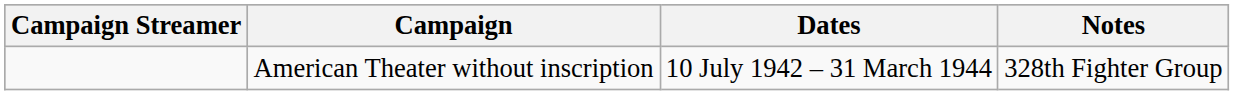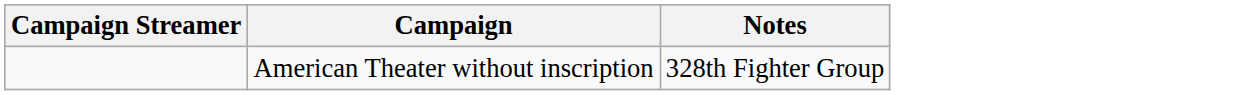- column: (829, 25)
